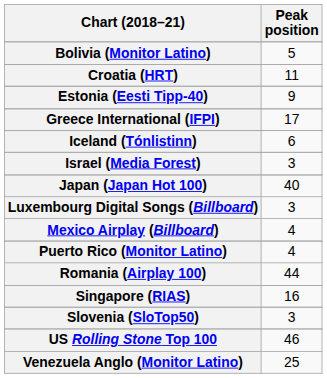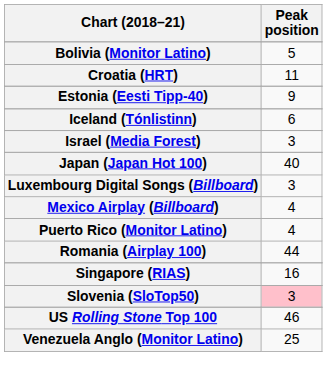- row: (133, 119)
(292, 318) no background -> (292, 296) pink background
